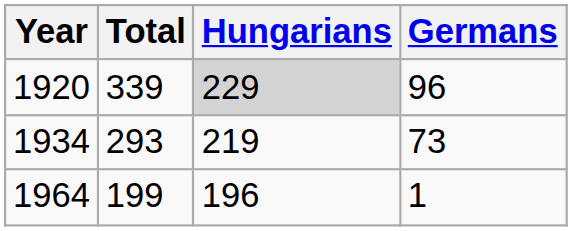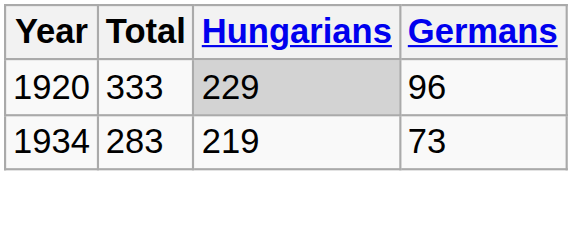(135, 86) 339 -> (135, 86) 333
(135, 141) 293 -> (135, 141) 283
- row: (51, 196)
